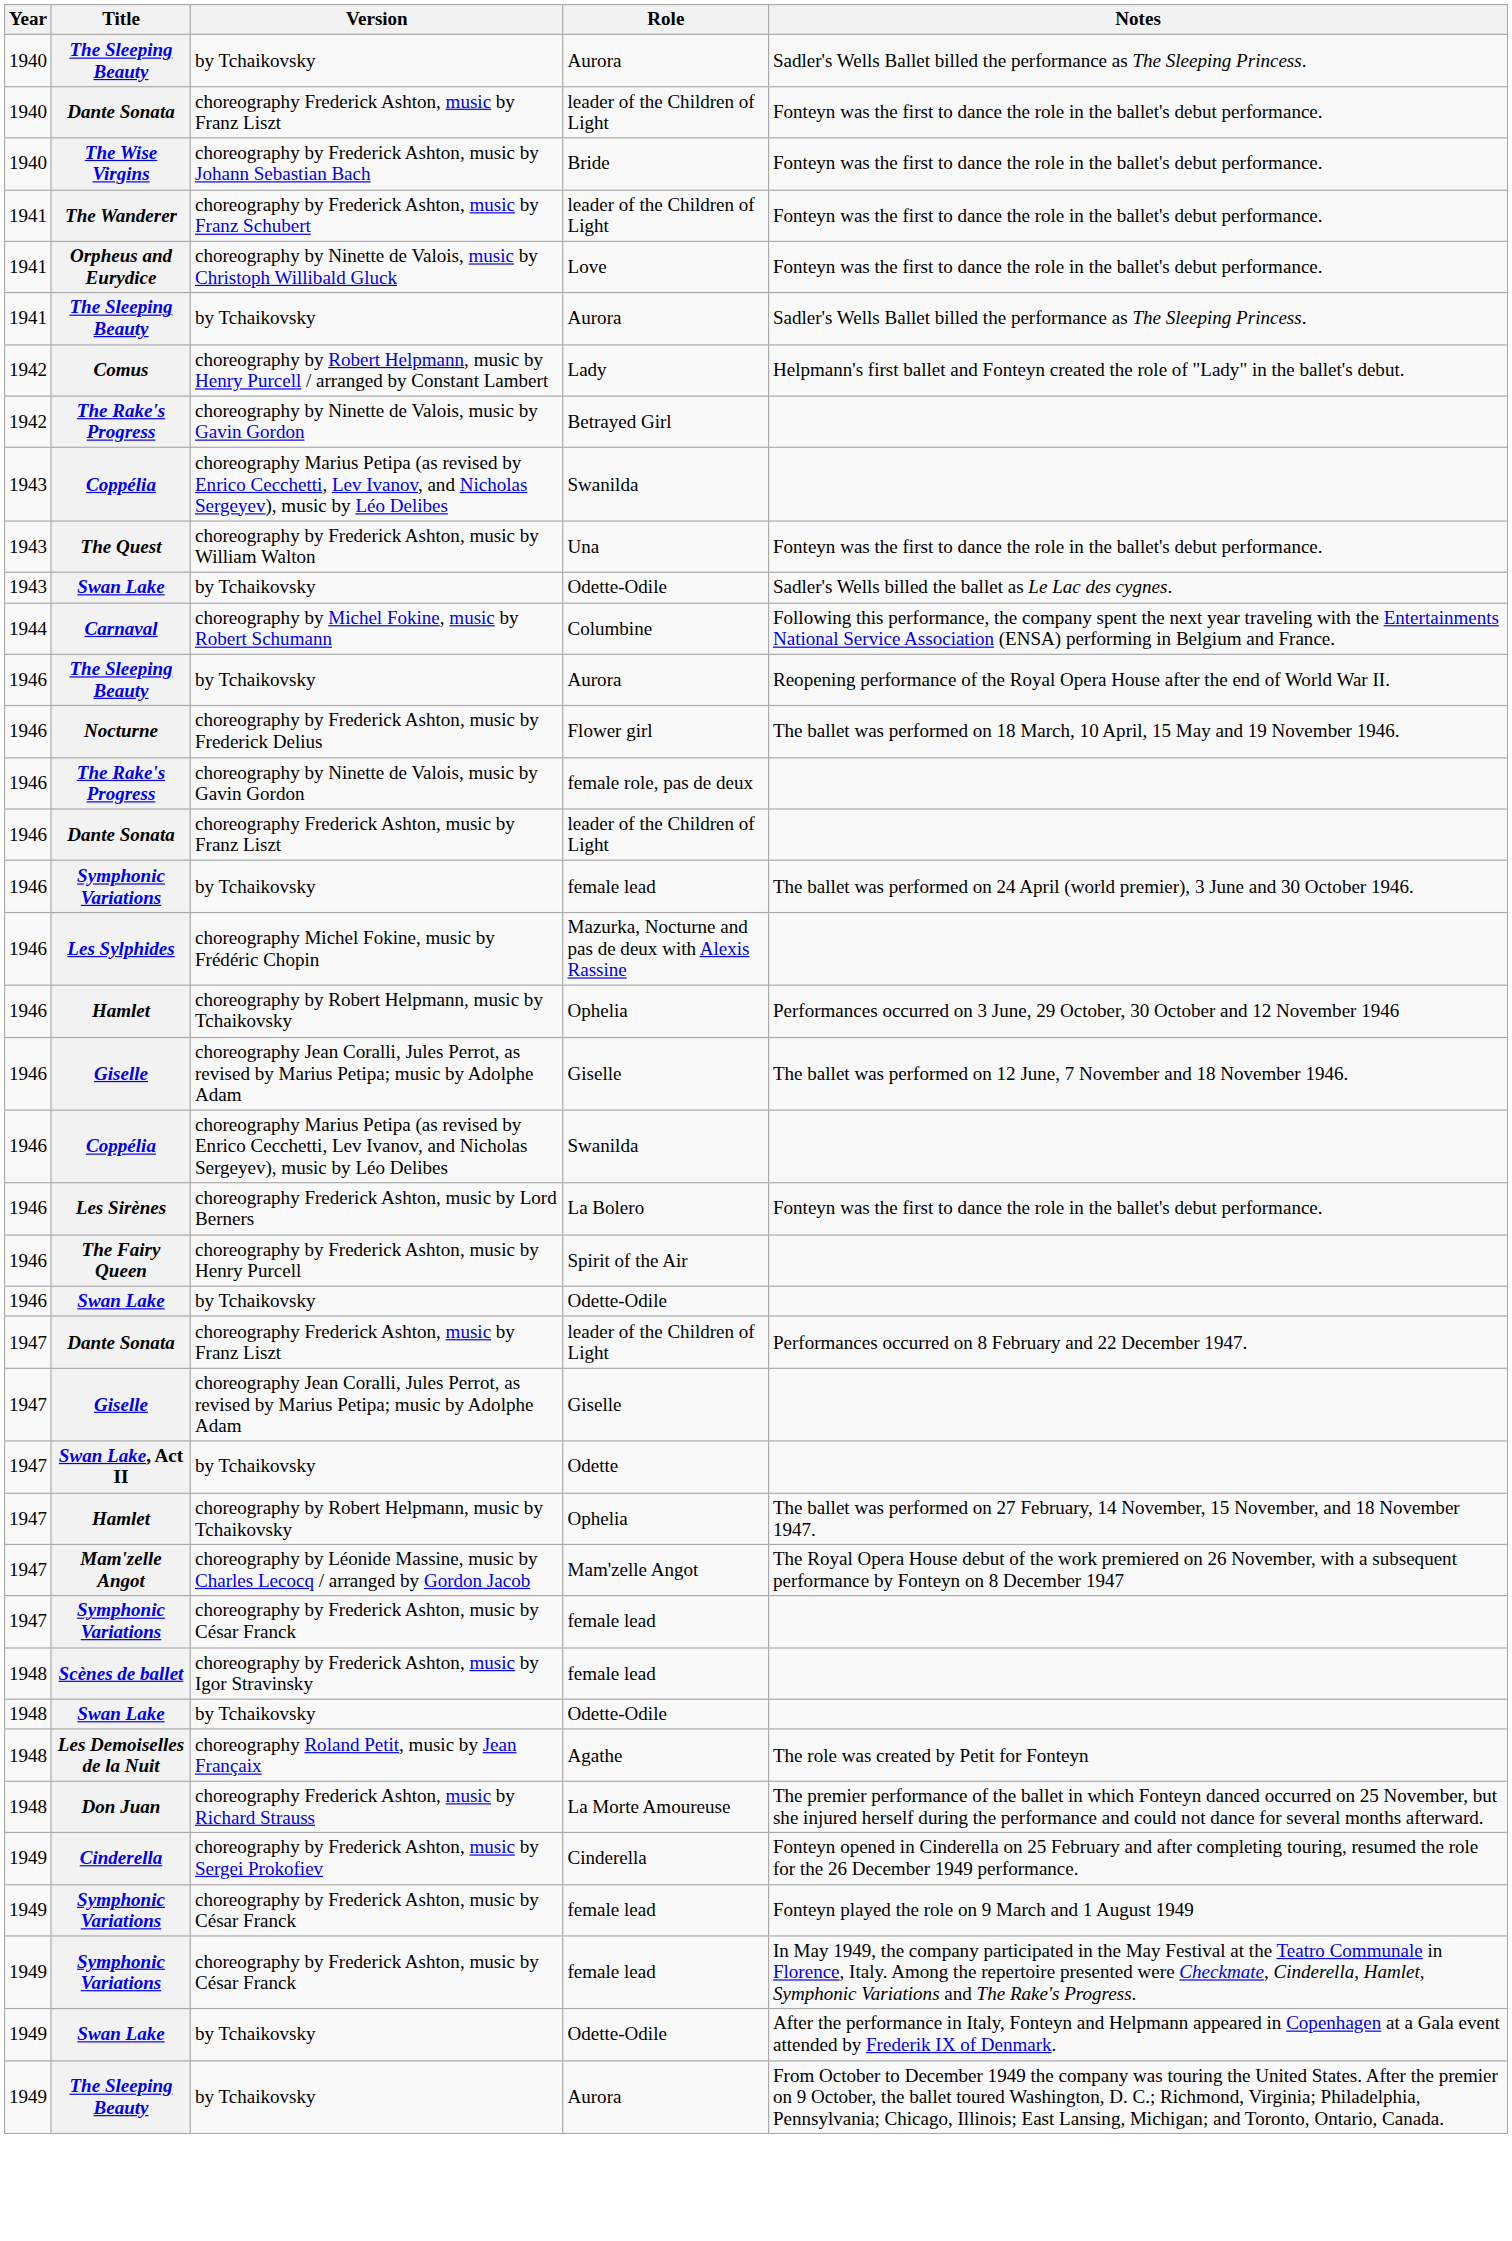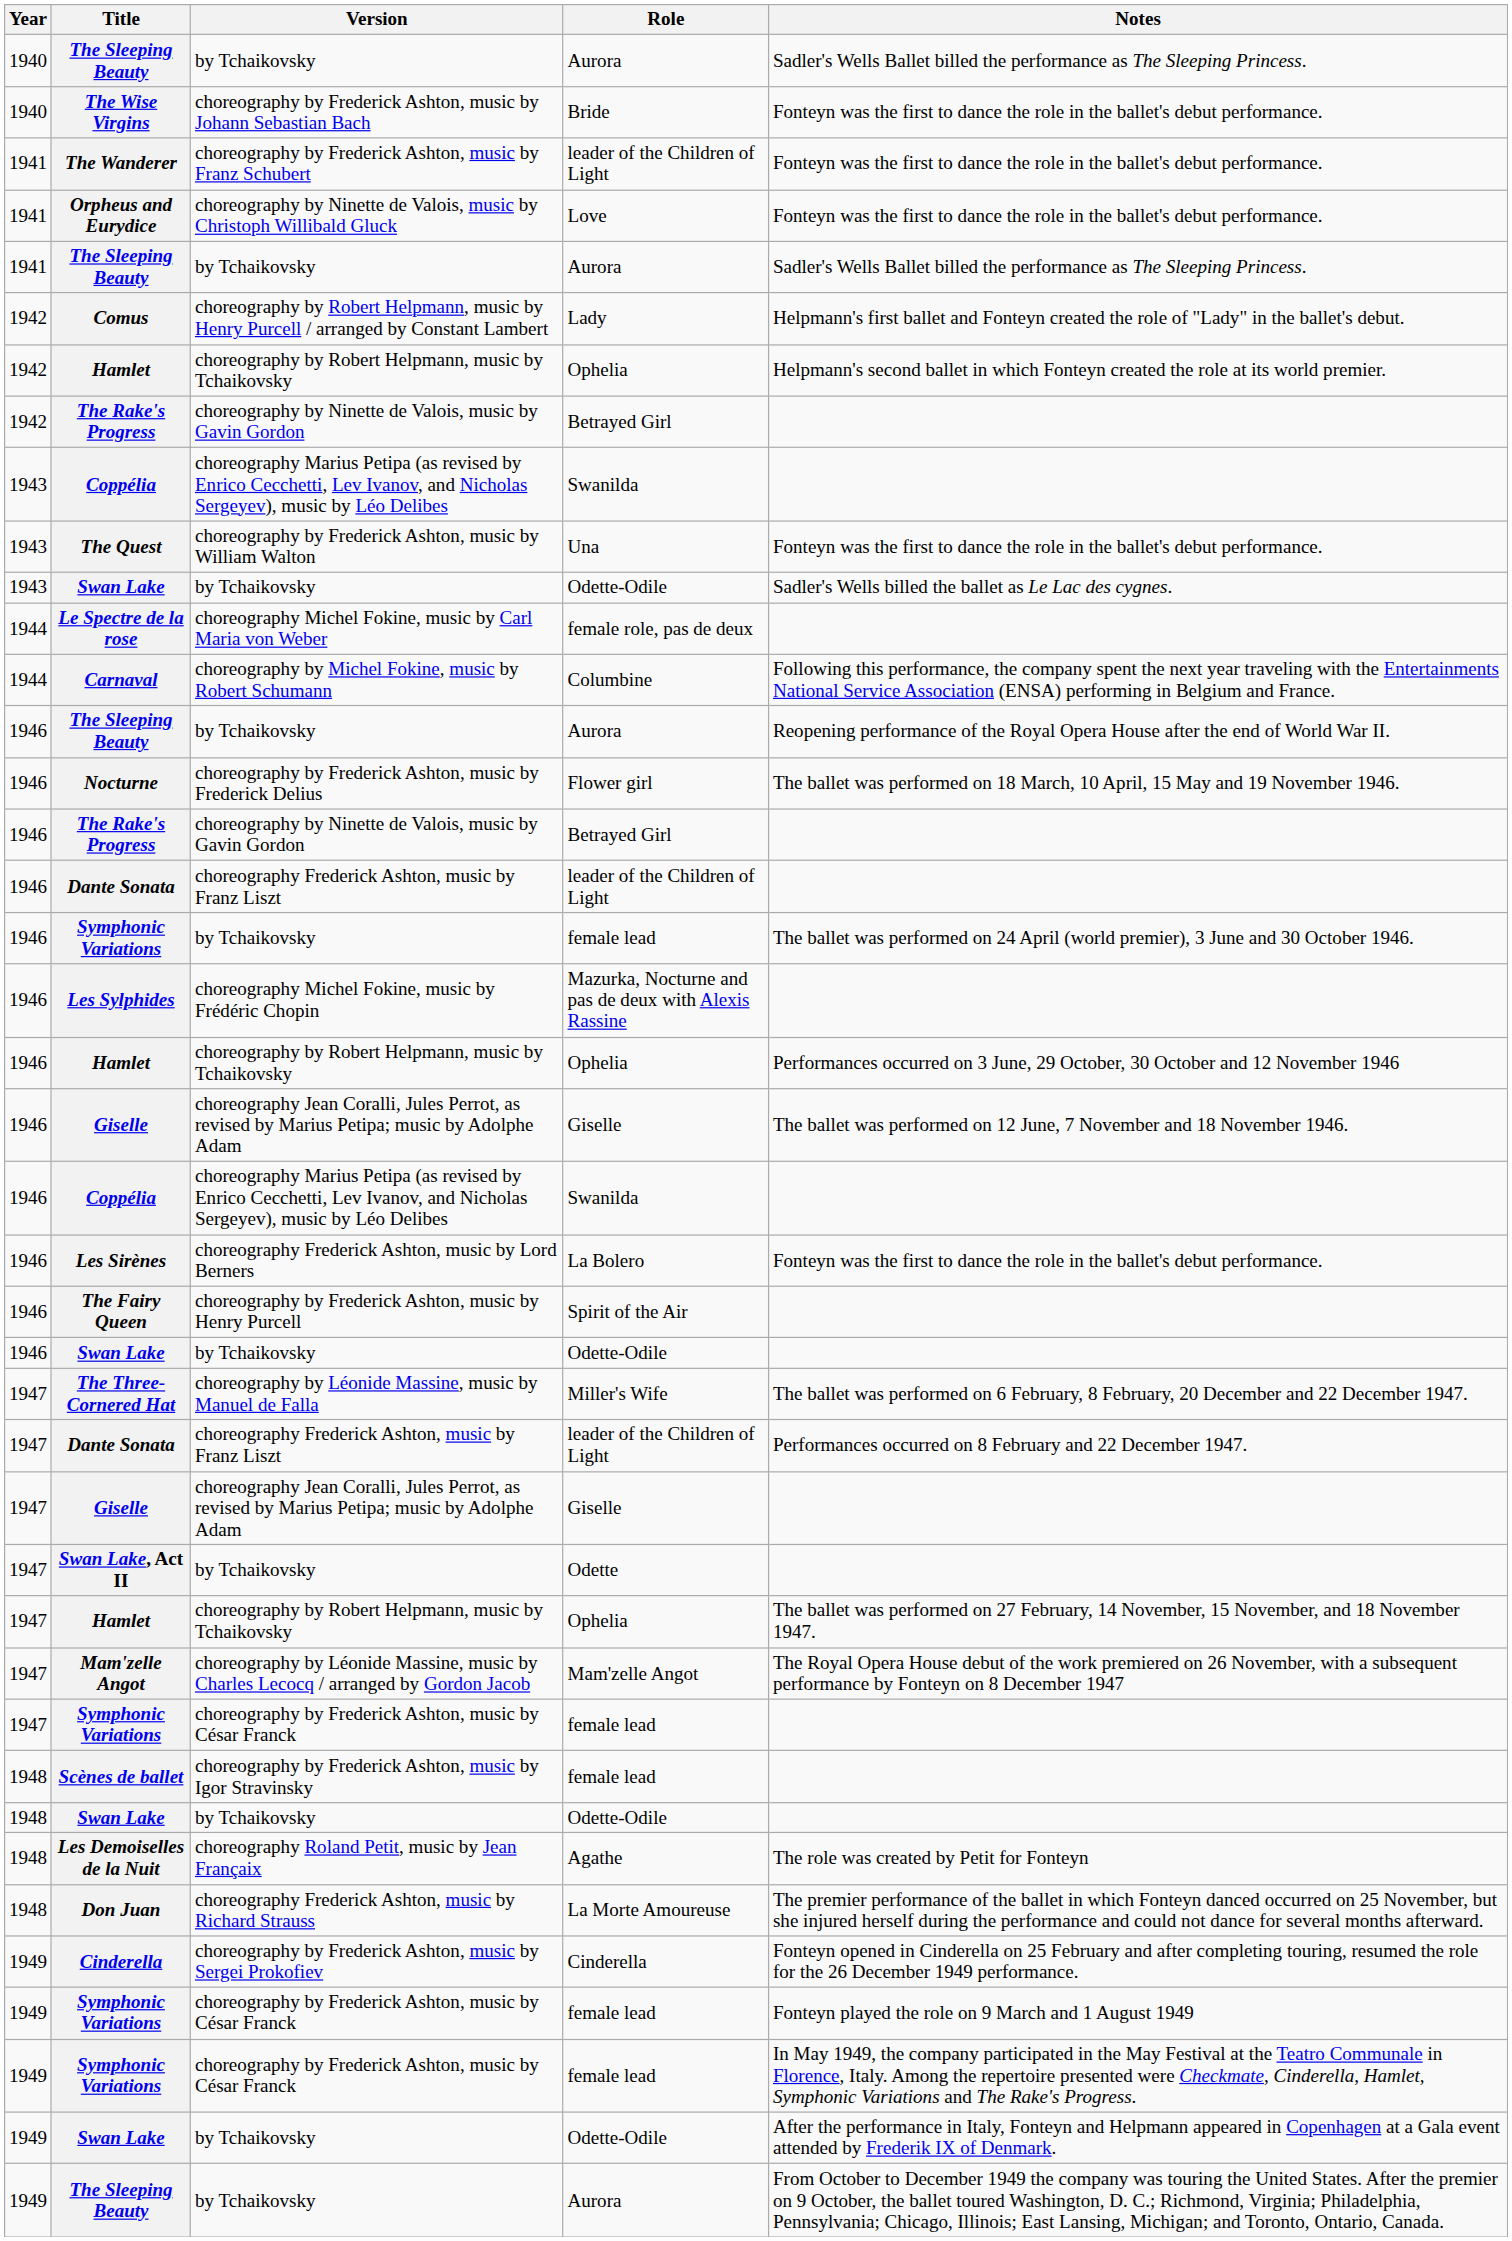- row: (28, 112)
+ row: (28, 370)
+ row: (28, 628)
(660, 783) female role, pas de deux -> (620, 834) Betrayed Girl
+ row: (28, 1393)
